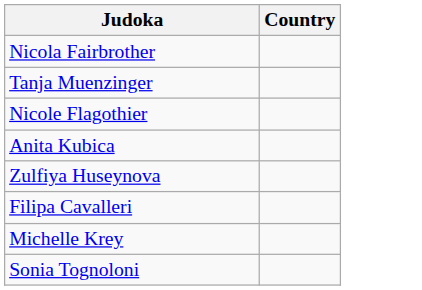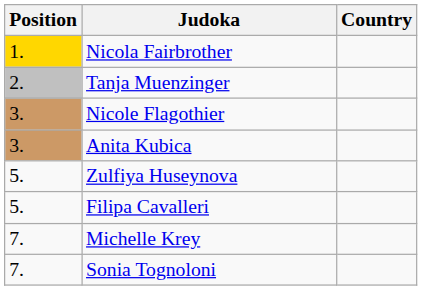+ column: (43, 20)
